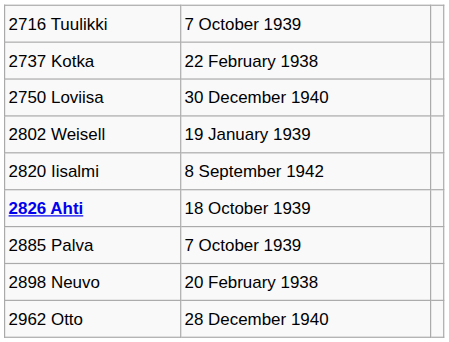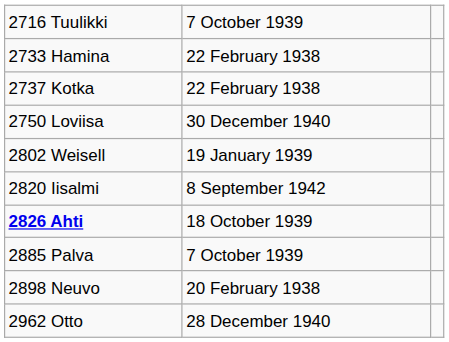+ row: (59, 55)
